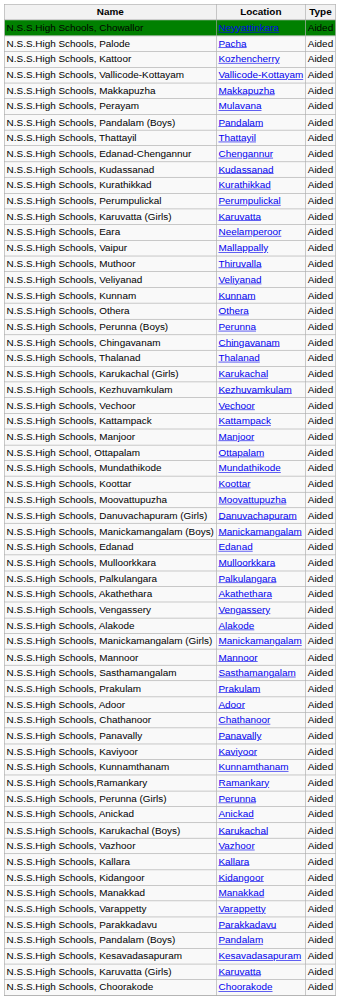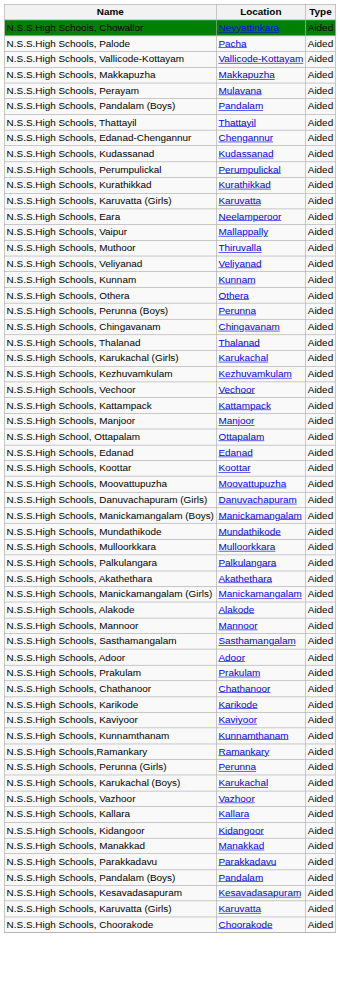- row: (69, 59)
rows swapped: (79, 185) <-> (84, 201)
rows swapped: (70, 547) <-> (84, 468)
- row: (79, 610)
rows swapped: (71, 625) <-> (109, 641)
rows swapped: (66, 704) <-> (74, 688)
+ row: (72, 704)
- row: (74, 736)
- row: (70, 814)
- row: (77, 909)
